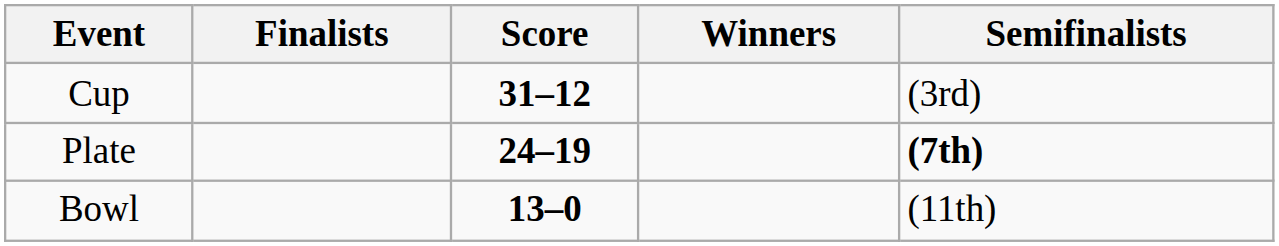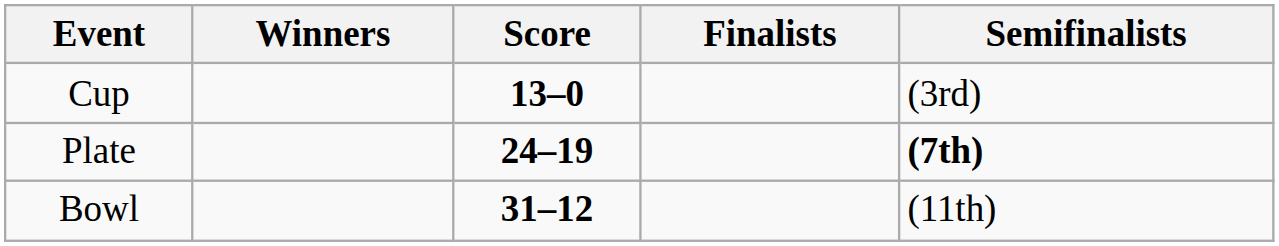columns swapped: (769, 33) <-> (322, 33)
(545, 92) 31–12 -> (547, 92) 13–0
(545, 209) 13–0 -> (547, 209) 31–12
